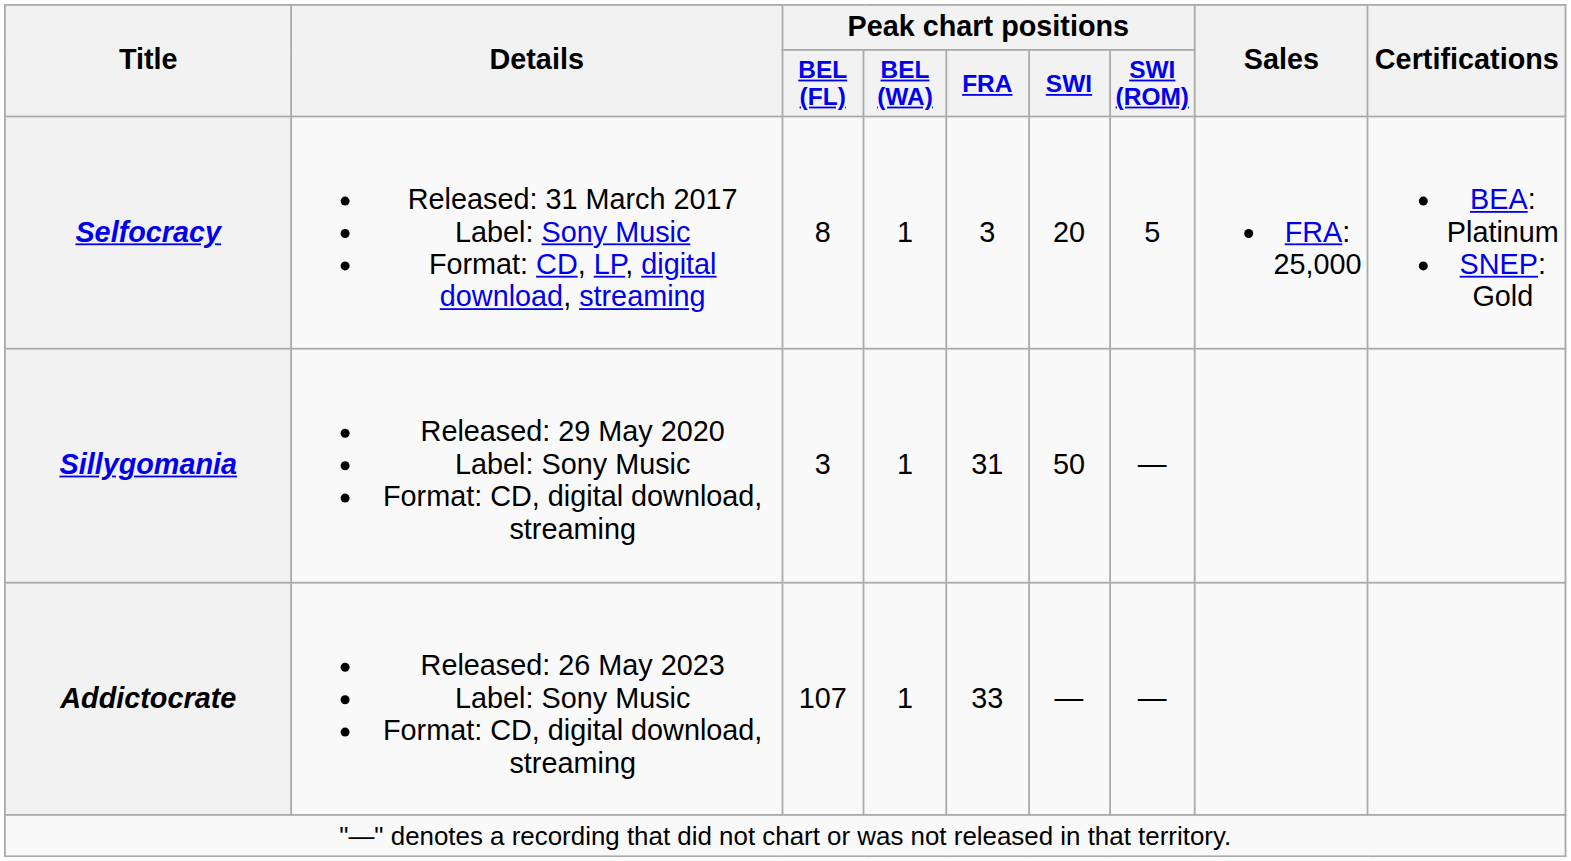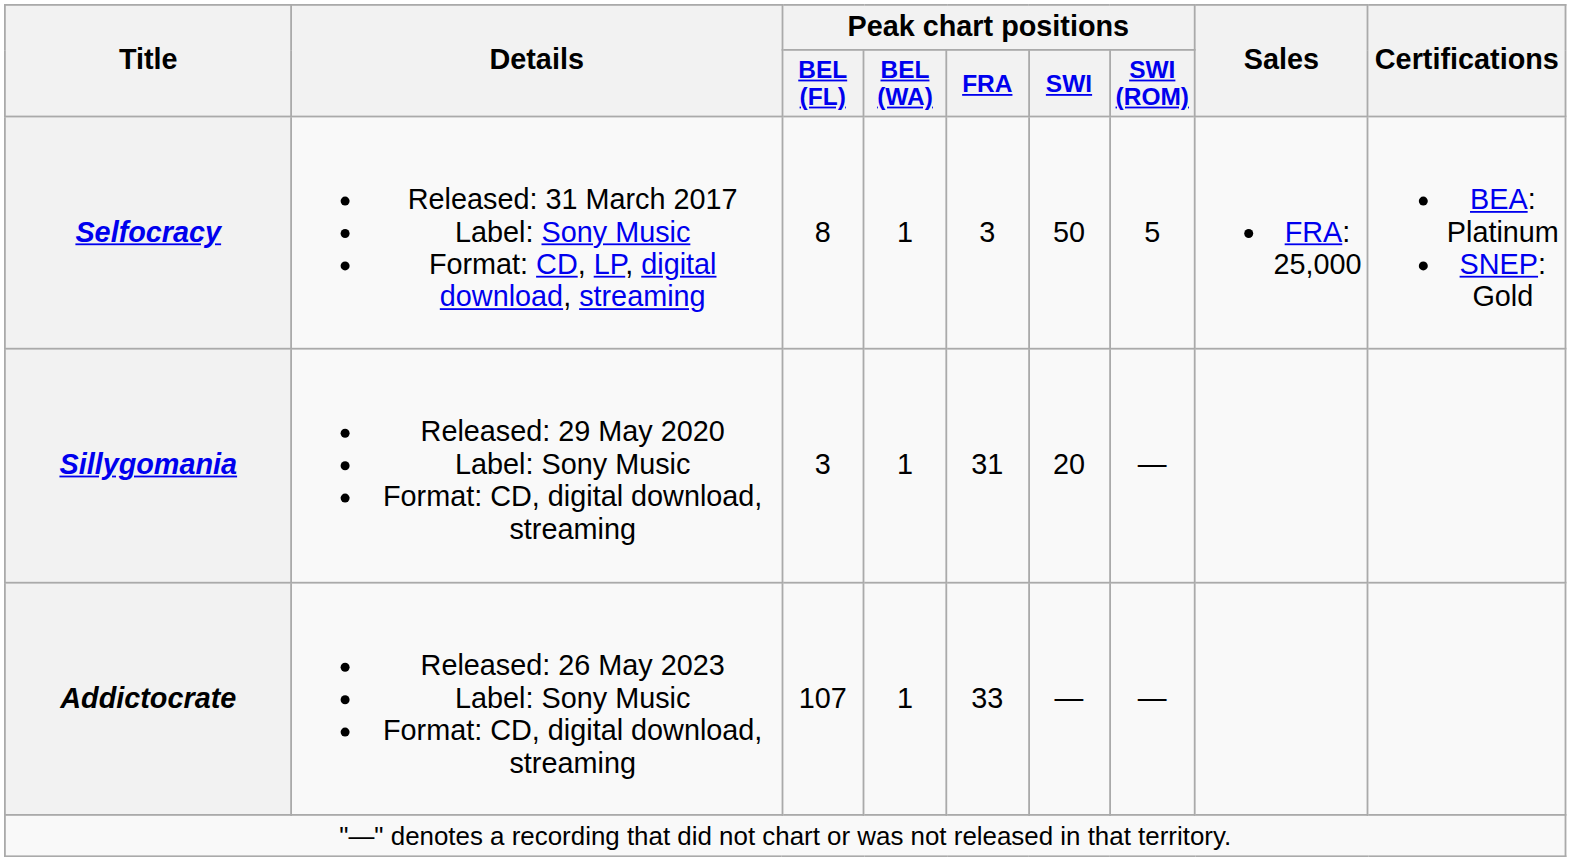(1069, 232) 20 -> (1069, 232) 50
(1069, 465) 50 -> (1069, 465) 20
